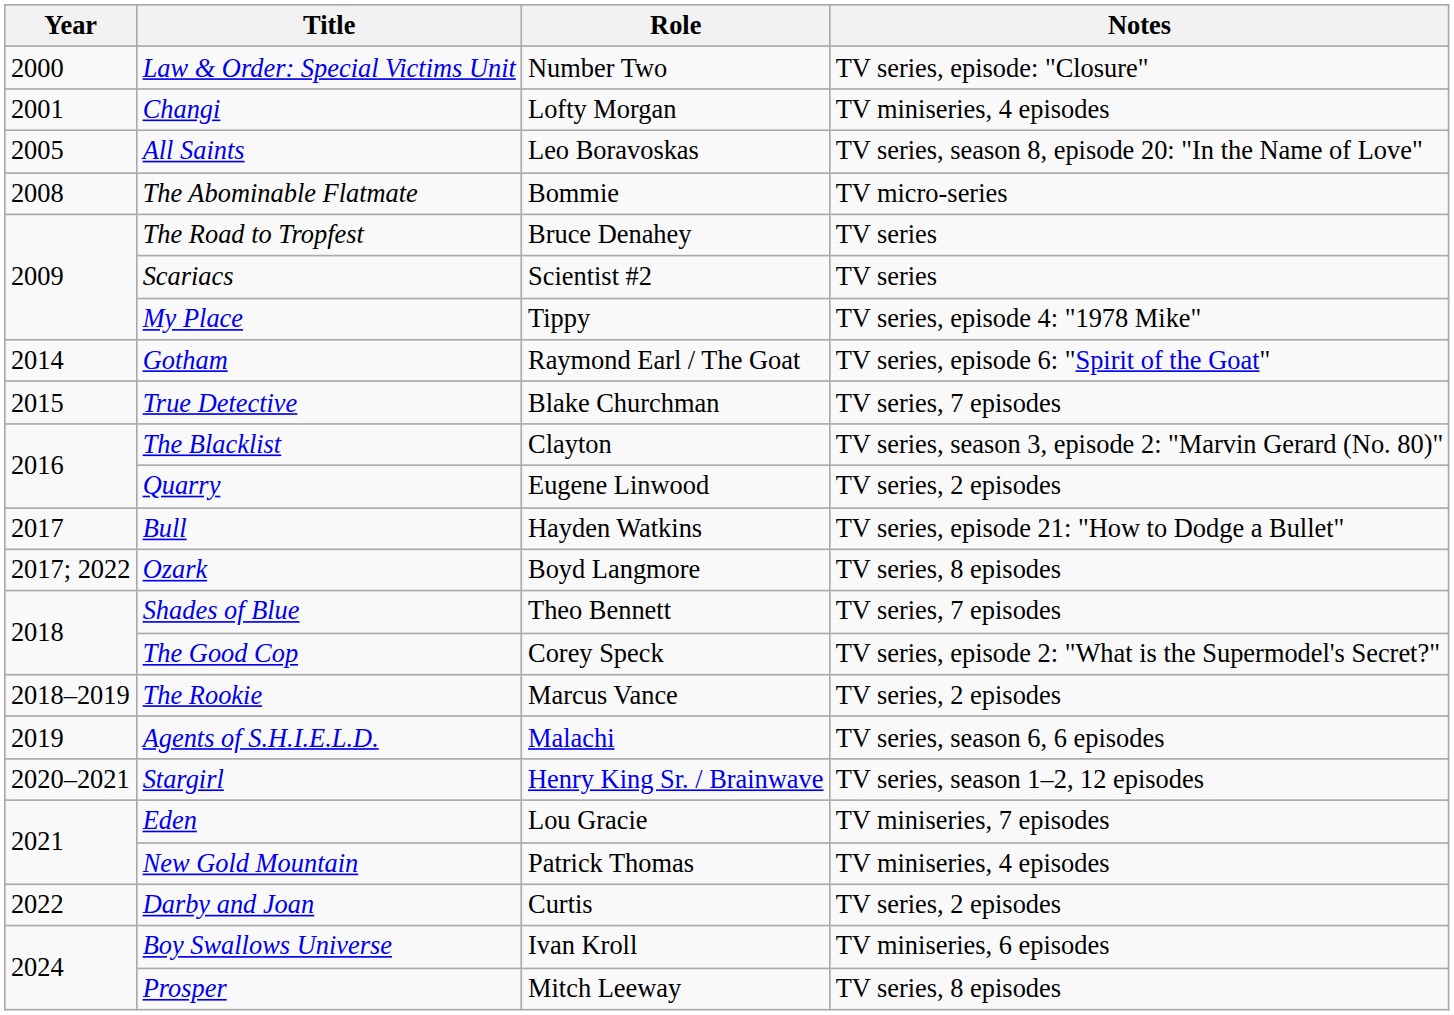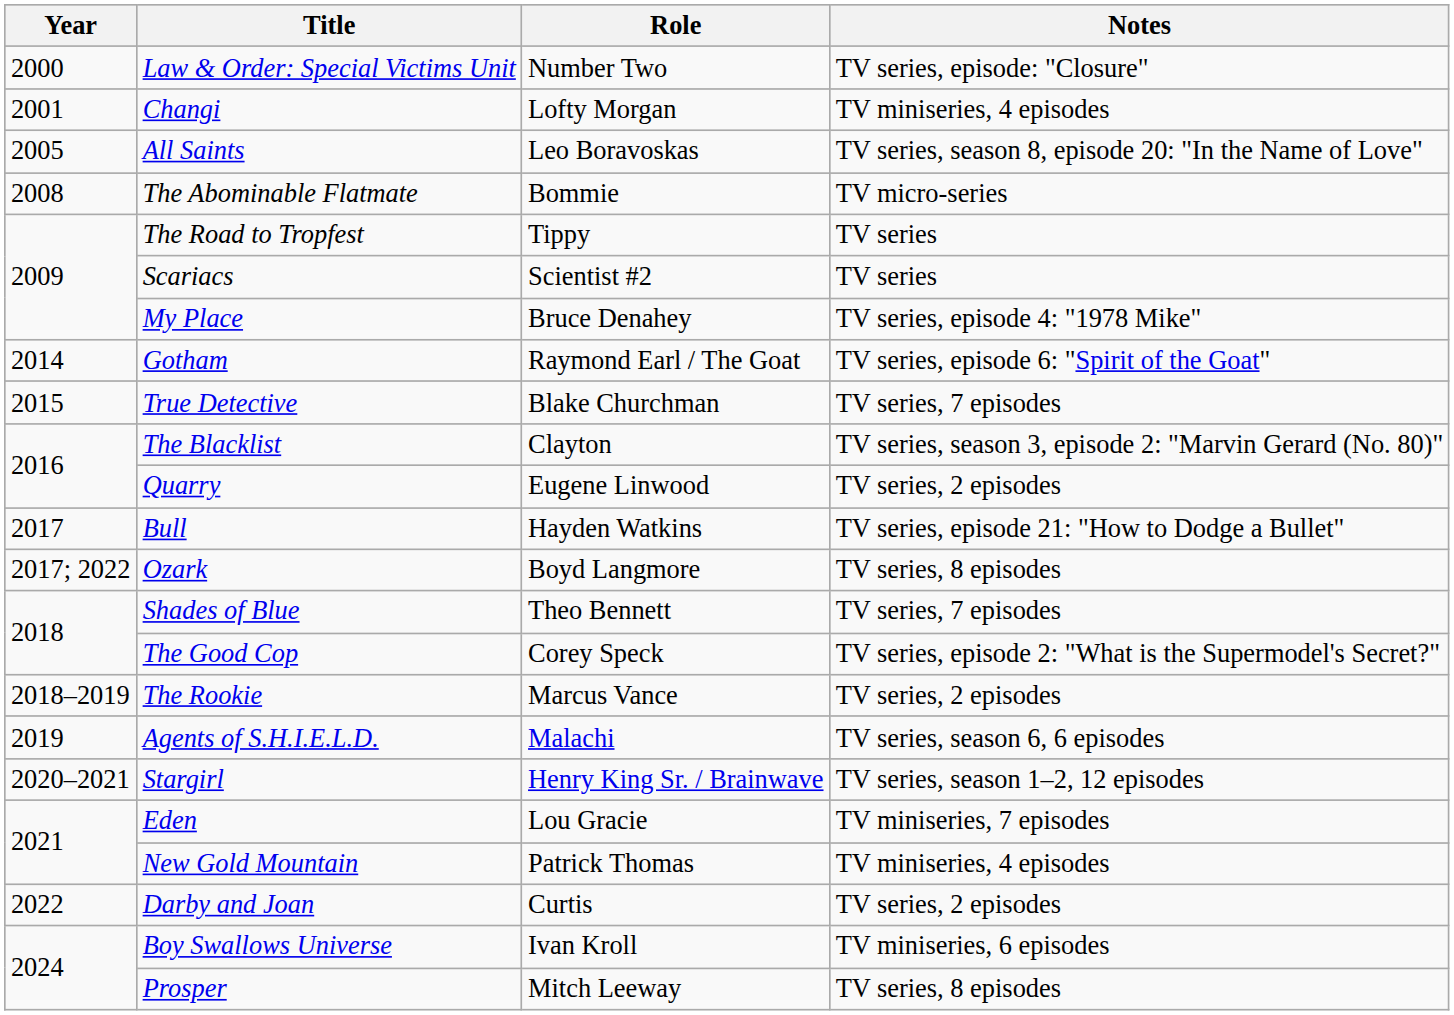(610, 234) Bruce Denahey -> (559, 234) Tippy
(559, 318) Tippy -> (610, 318) Bruce Denahey
